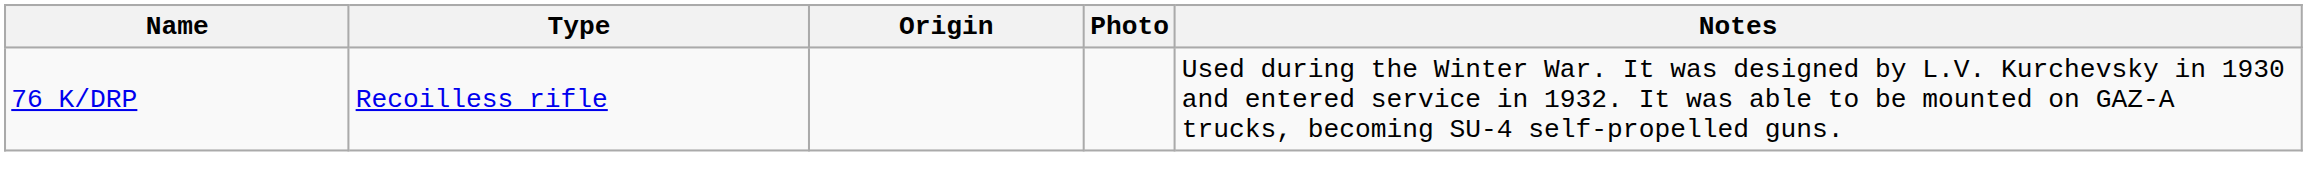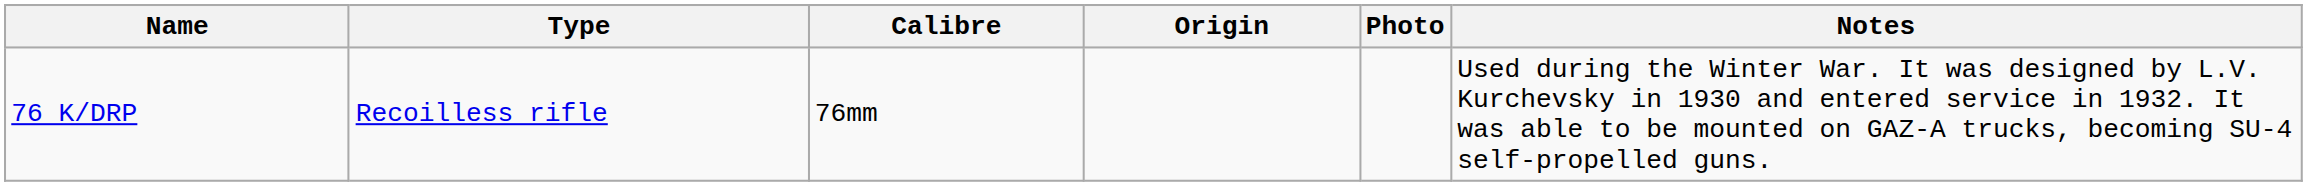+ column: (946, 26)
